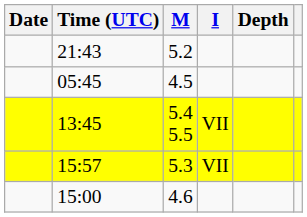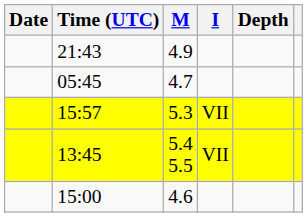(180, 50) 5.2 -> (180, 50) 4.9
(180, 81) 4.5 -> (180, 81) 4.7
rows swapped: (79, 165) <-> (79, 123)
